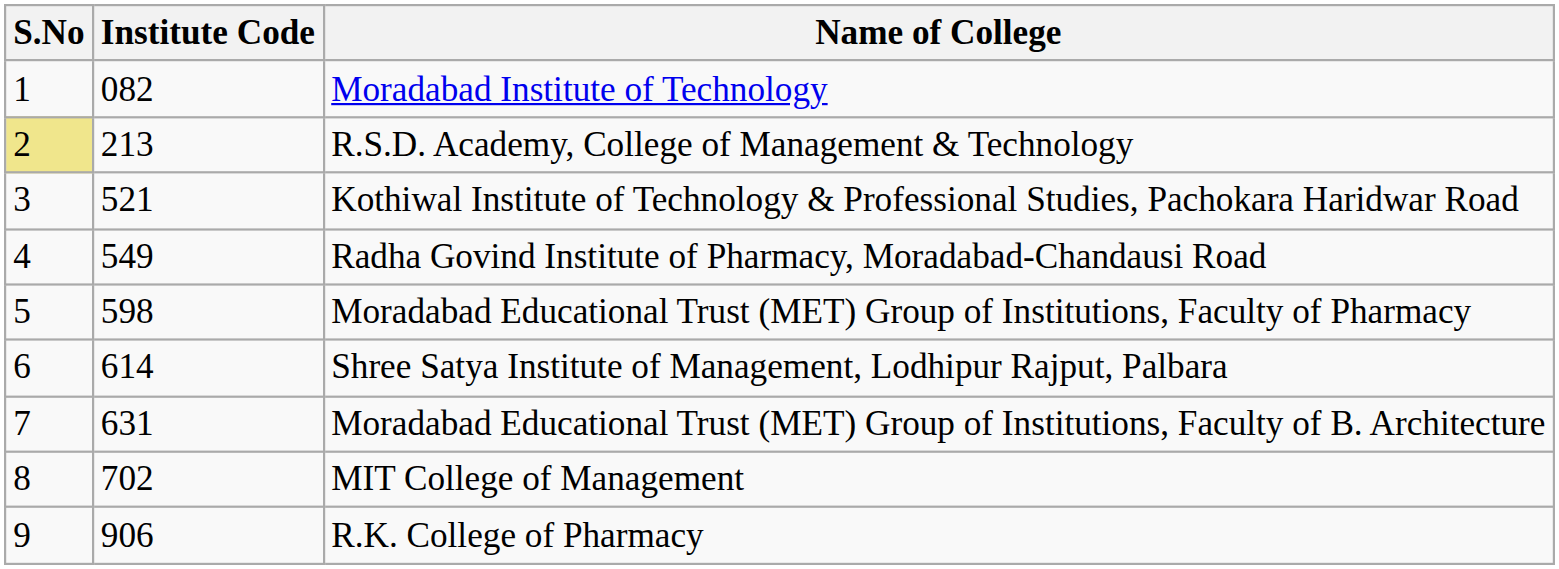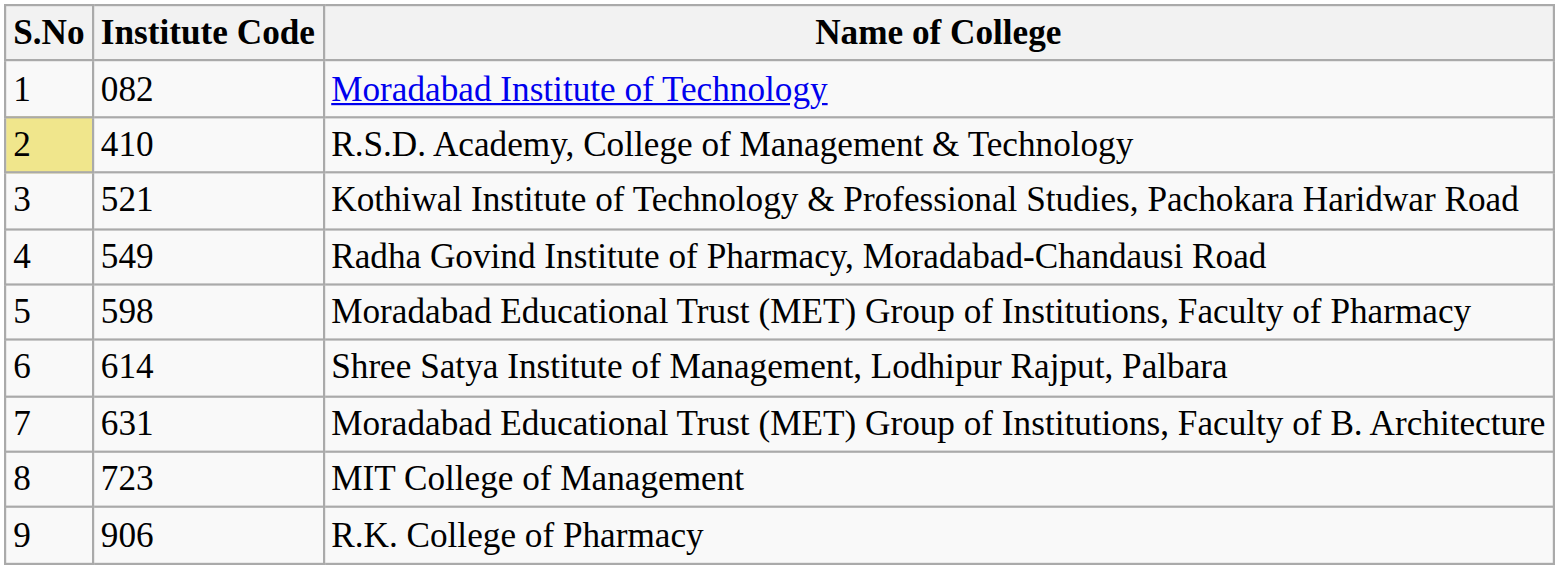(127, 144) 213 -> (127, 144) 410
(127, 479) 702 -> (127, 479) 723
